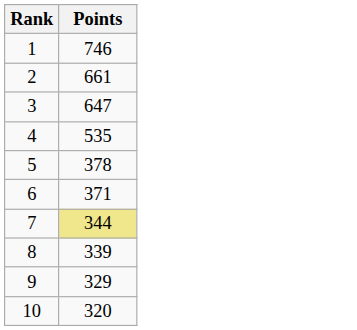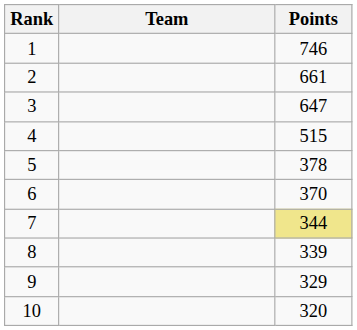+ column: (167, 19)
(98, 135) 535 -> (313, 135) 515
(98, 194) 371 -> (313, 194) 370
